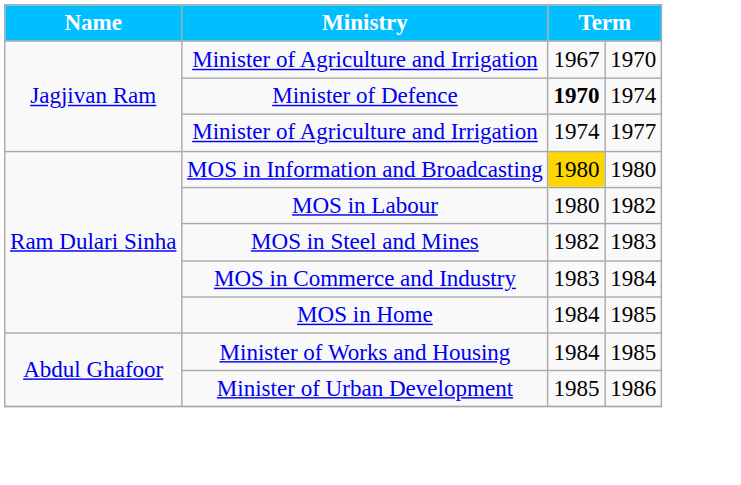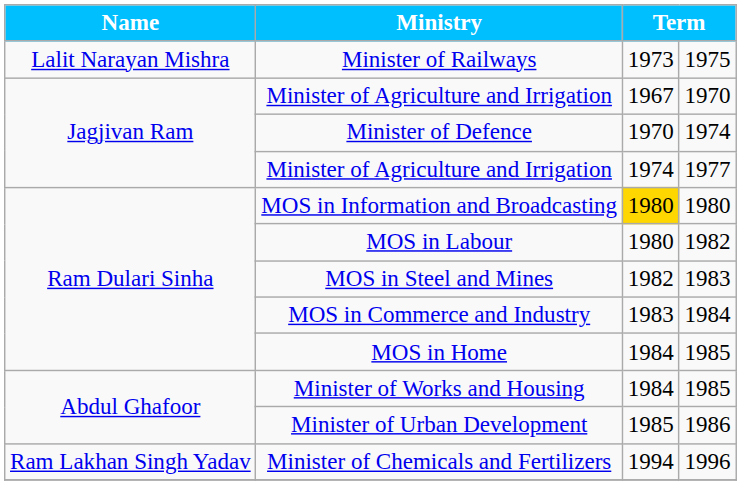+ row: (439, 59)
(576, 95) bold -> (651, 132) normal
+ row: (439, 461)
